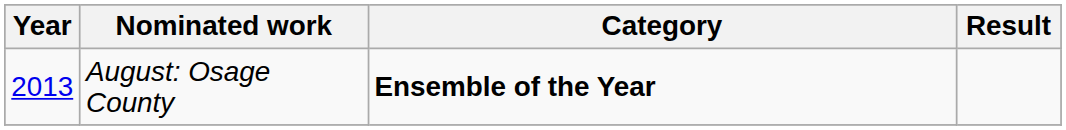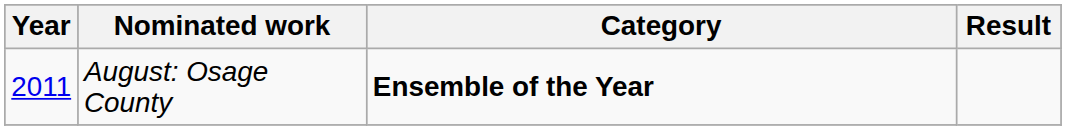(42, 86) 2013 -> (41, 86) 2011
